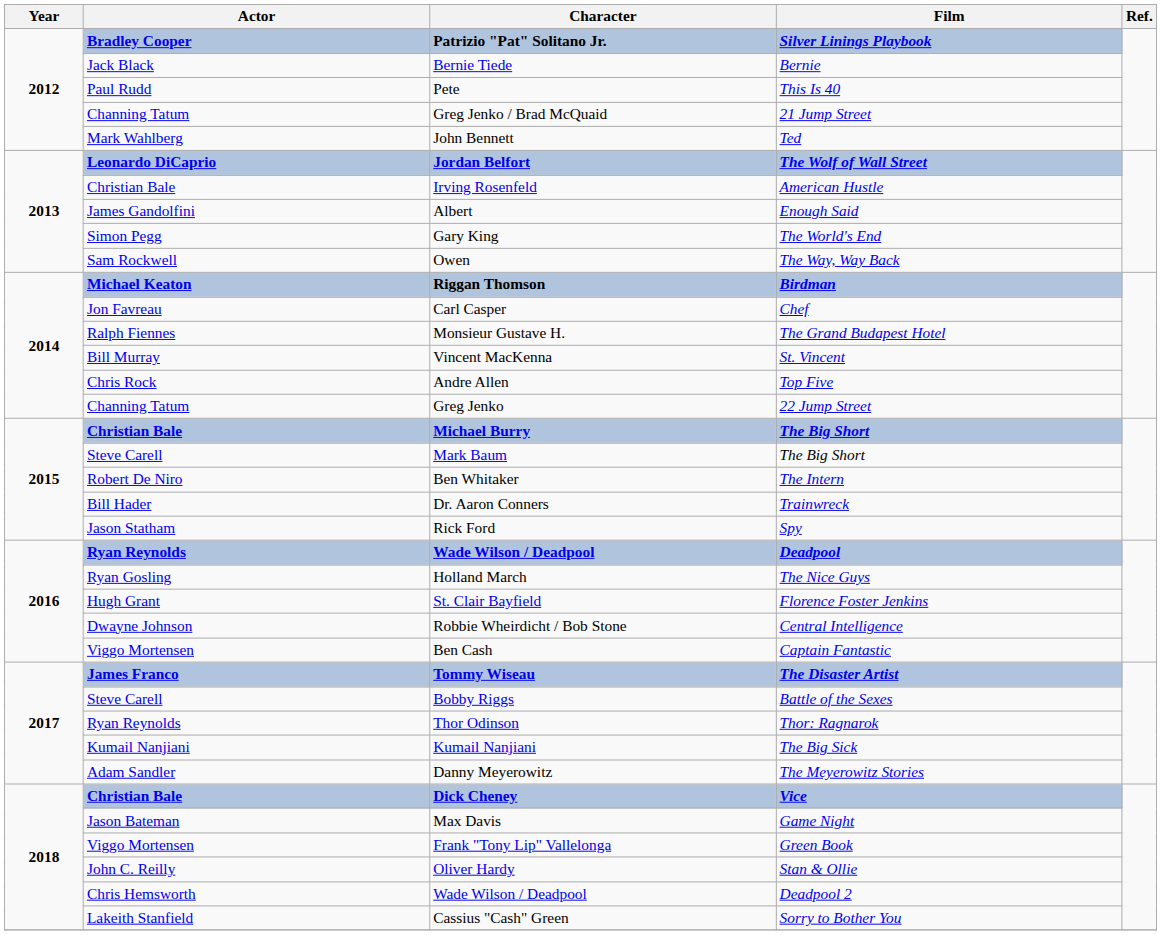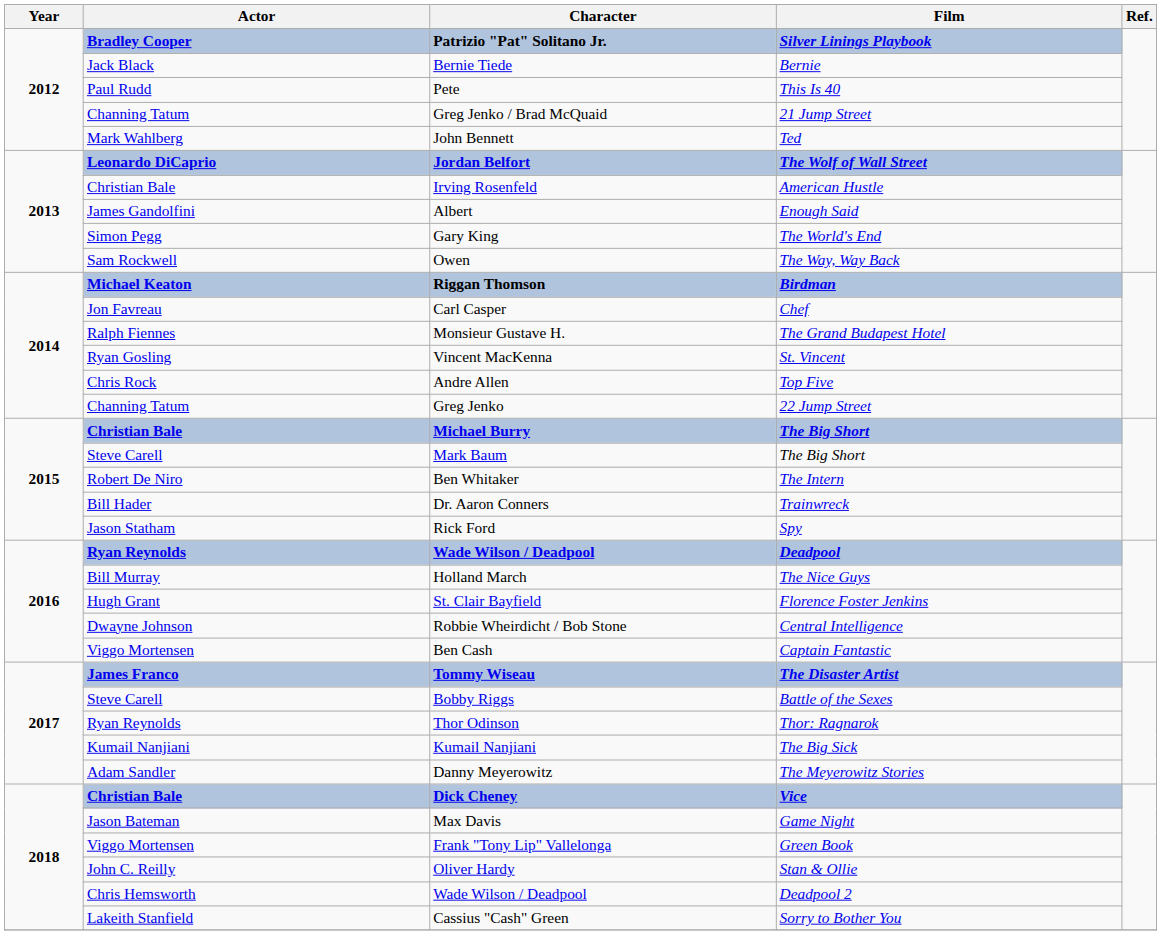(123, 357) Bill Murray -> (129, 357) Ryan Gosling
(129, 576) Ryan Gosling -> (123, 576) Bill Murray
